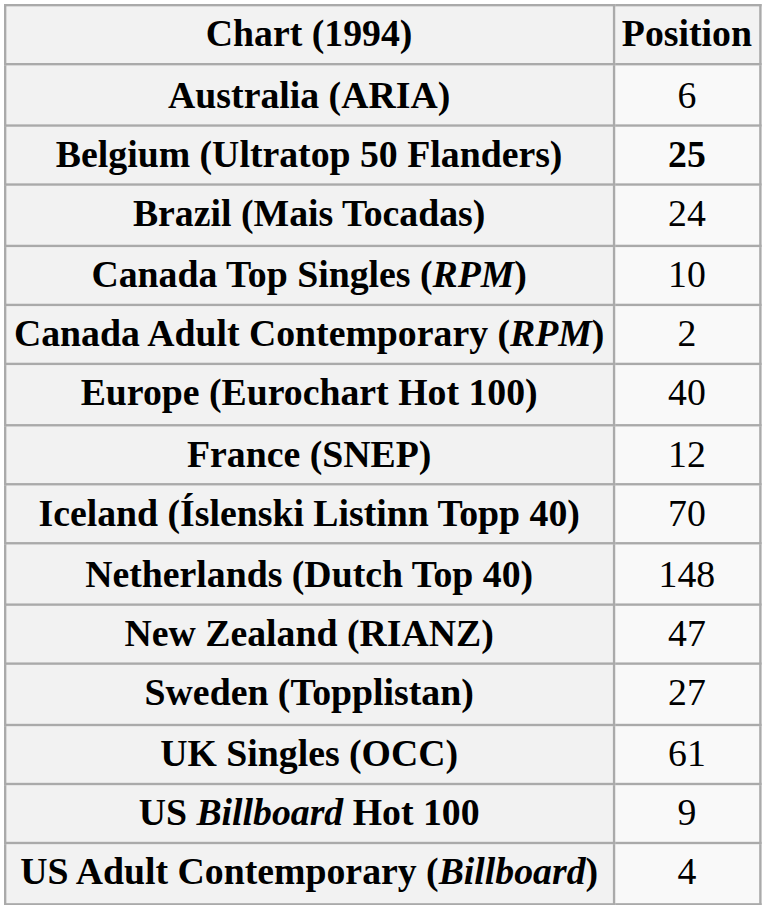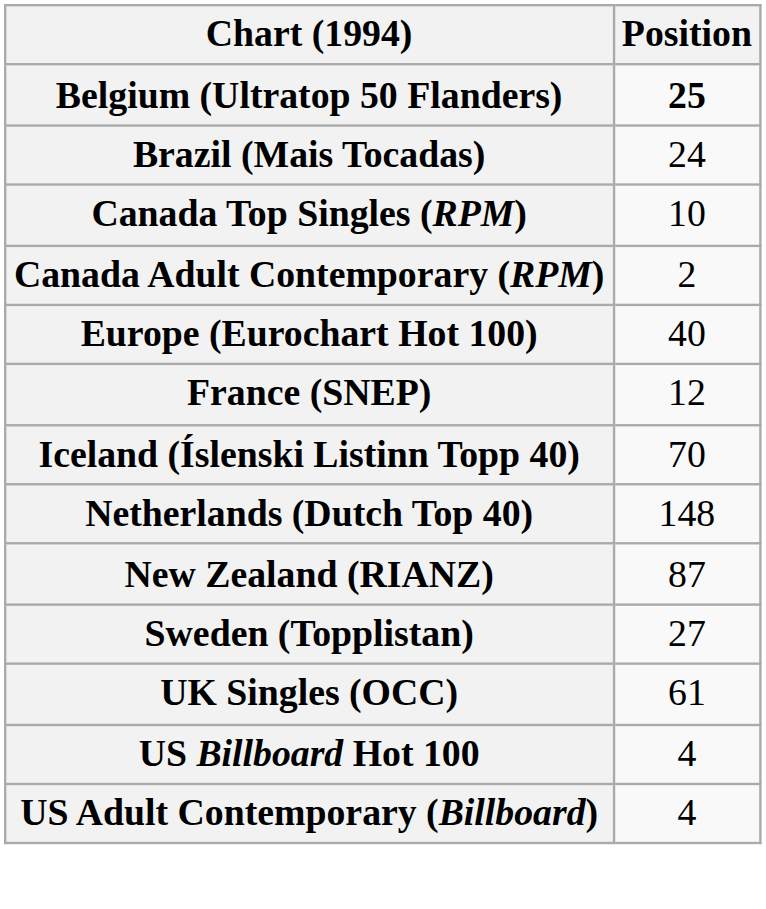- row: (309, 94)
(687, 633) 47 -> (687, 573) 87
(687, 812) 9 -> (687, 753) 4
